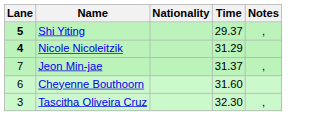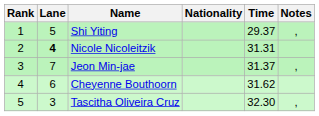+ column: (21, 13)
(20, 31) bold -> (53, 31) normal
(229, 48) 31.29 -> (261, 48) 31.31
(229, 84) 31.60 -> (261, 84) 31.62
